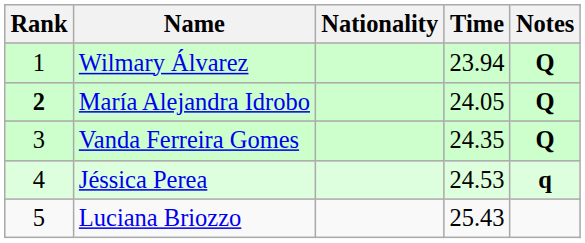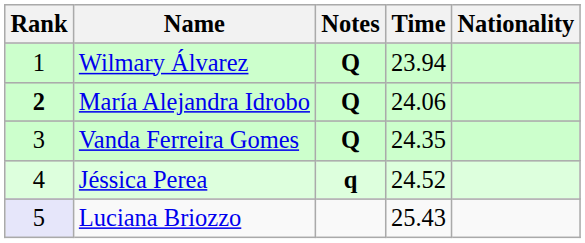columns swapped: (380, 23) <-> (545, 23)
(477, 101) 24.05 -> (419, 101) 24.06
(477, 179) 24.53 -> (419, 179) 24.52
(39, 218) no background -> (39, 218) lavender background
